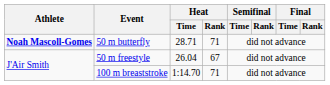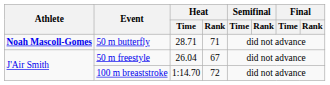(215, 73) 71 -> (215, 73) 72
